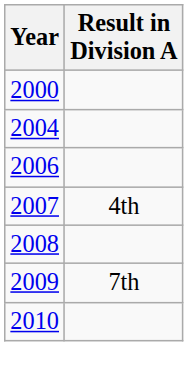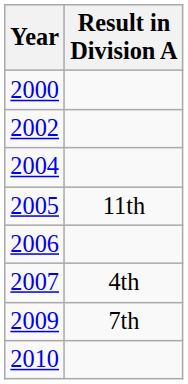+ row: (35, 128)
+ row: (35, 205)
- row: (35, 243)
